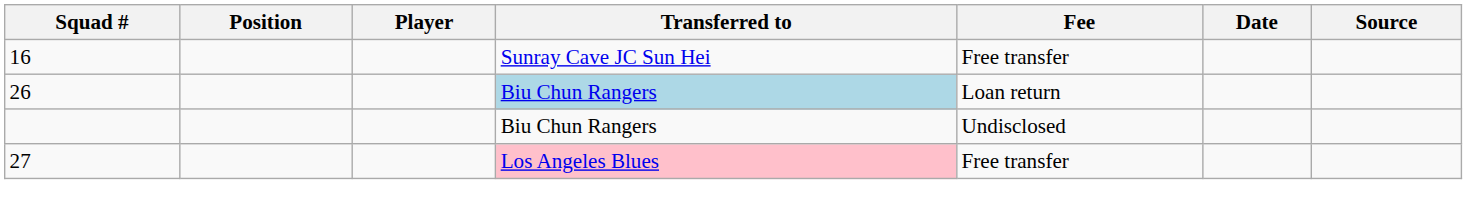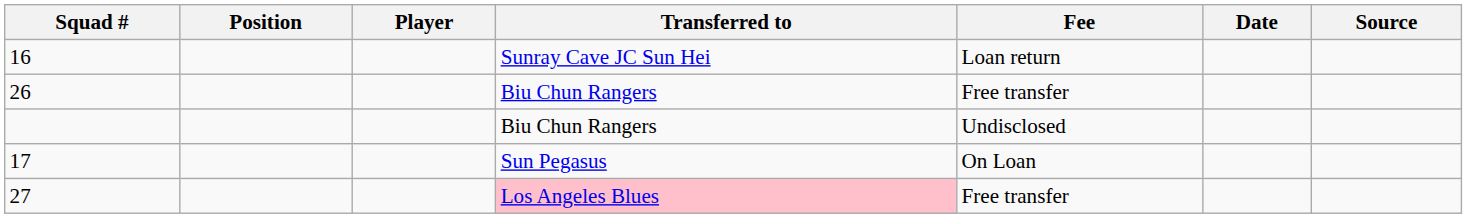(1015, 56) Free transfer -> (1011, 56) Loan return
(579, 91) lightblue background -> (579, 91) no background
(1011, 91) Loan return -> (1015, 91) Free transfer
+ row: (20, 161)
